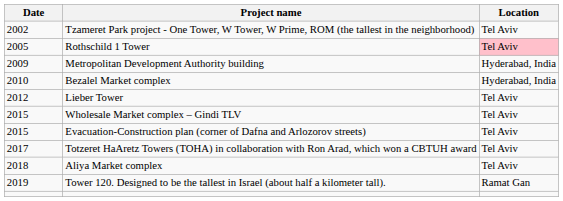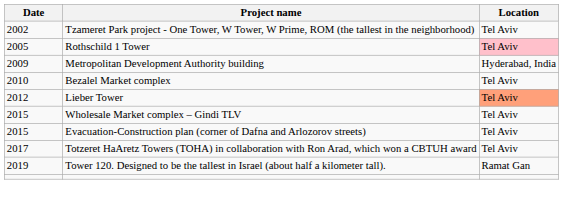(519, 81) Hyderabad, India -> (500, 81) Tel Aviv
(500, 98) no background -> (500, 98) lightsalmon background
- row: (114, 166)
